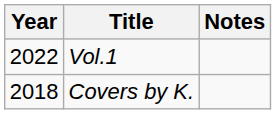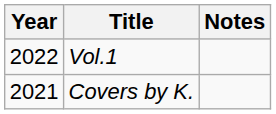(34, 91) 2018 -> (34, 91) 2021
